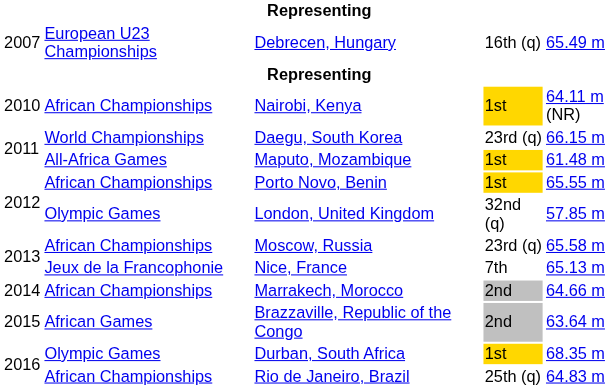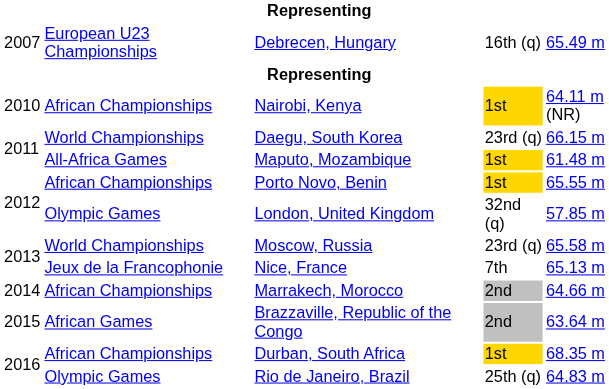(128, 245) African Championships -> (124, 245) World Championships
(102, 353) Olympic Games -> (128, 353) African Championships
(128, 376) African Championships -> (102, 376) Olympic Games
